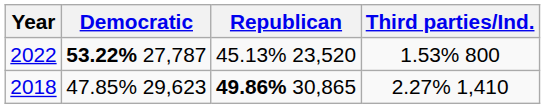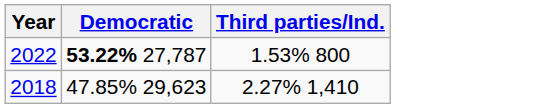- column: (286, 21)
